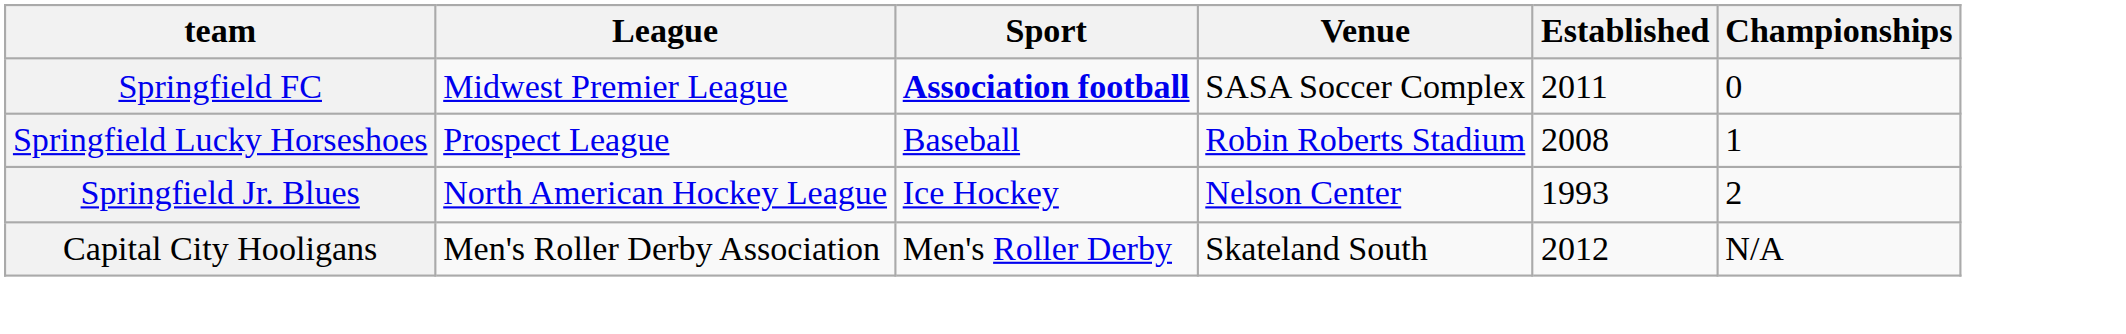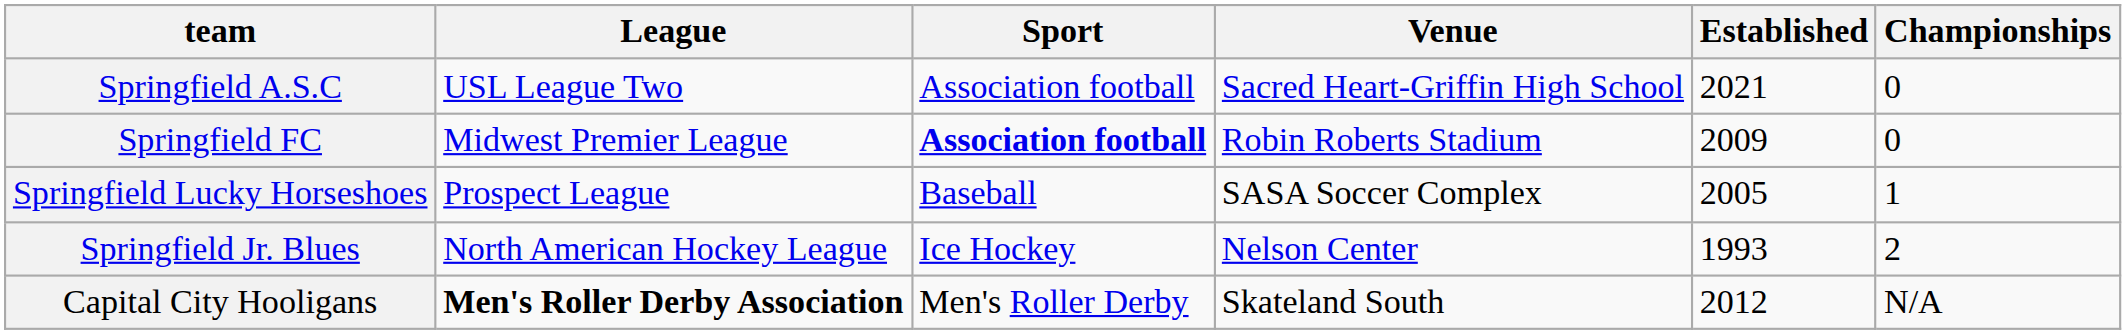+ row: (220, 85)
(1365, 85) SASA Soccer Complex -> (1382, 139) Robin Roberts Stadium
(1574, 85) 2011 -> (1734, 139) 2009
(1365, 139) Robin Roberts Stadium -> (1382, 193) SASA Soccer Complex
(1575, 139) 2008 -> (1734, 193) 2005
(662, 247) normal -> (673, 301) bold
